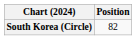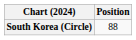(113, 27) 82 -> (113, 27) 88
